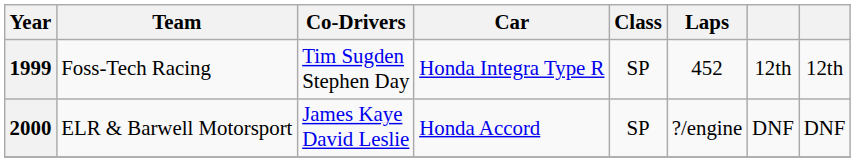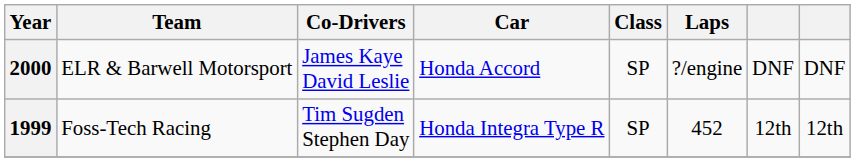rows swapped: (30, 68) <-> (30, 127)
